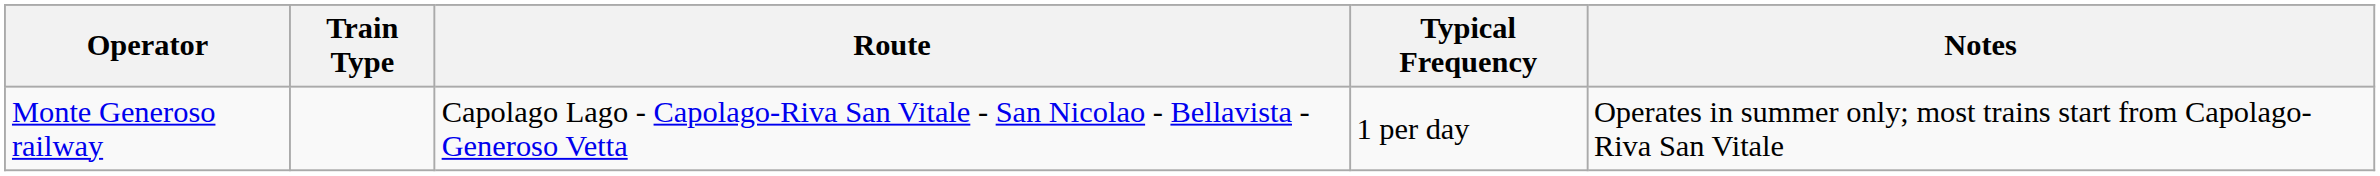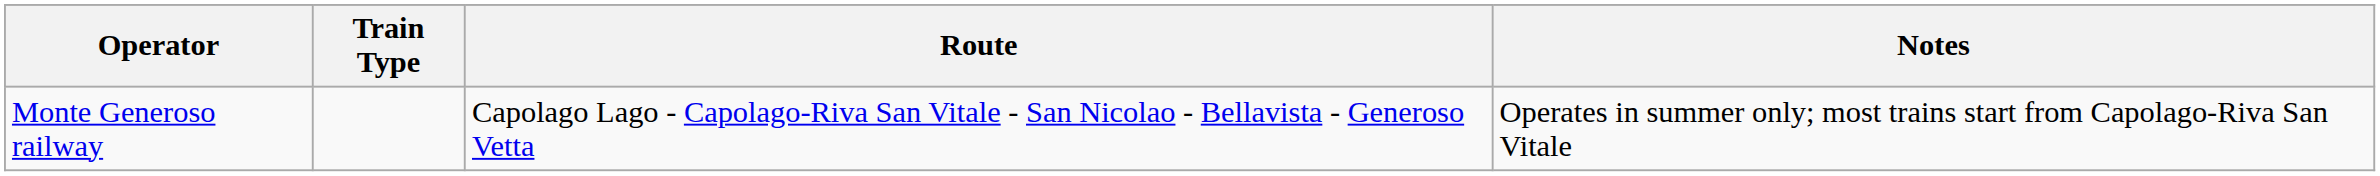- column: (1468, 45)
